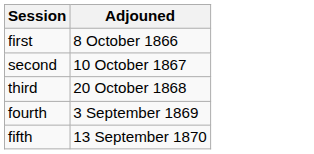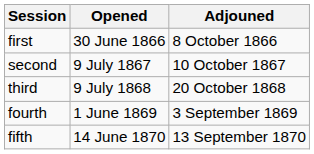+ column: (119, 16)
